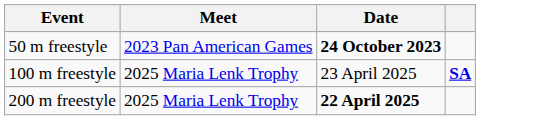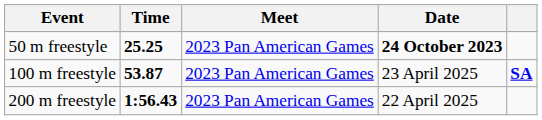+ column: (151, 18)
(211, 73) 2025 Maria Lenk Trophy -> (280, 73) 2023 Pan American Games
(211, 100) 2025 Maria Lenk Trophy -> (280, 100) 2023 Pan American Games
(370, 100) bold -> (430, 100) normal
